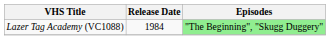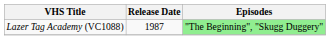(154, 27) 1984 -> (154, 27) 1987
